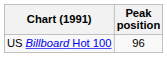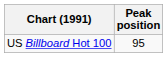(138, 43) 96 -> (138, 43) 95
